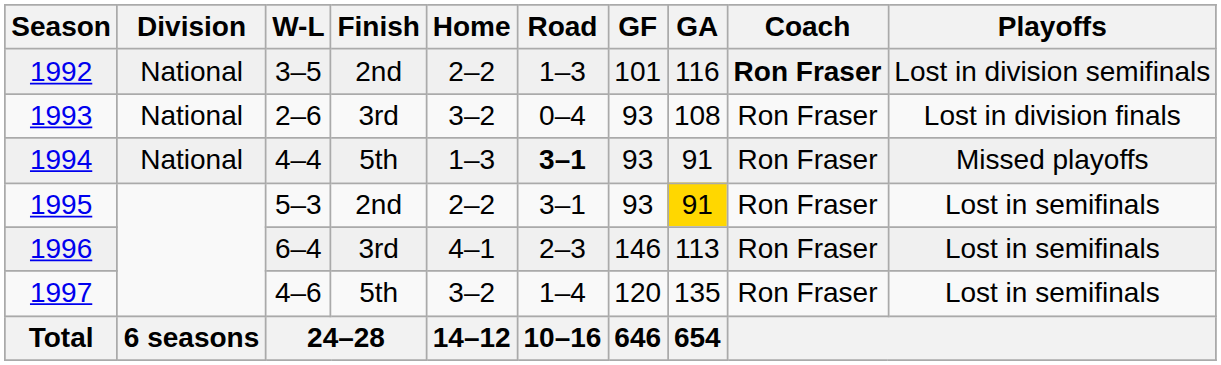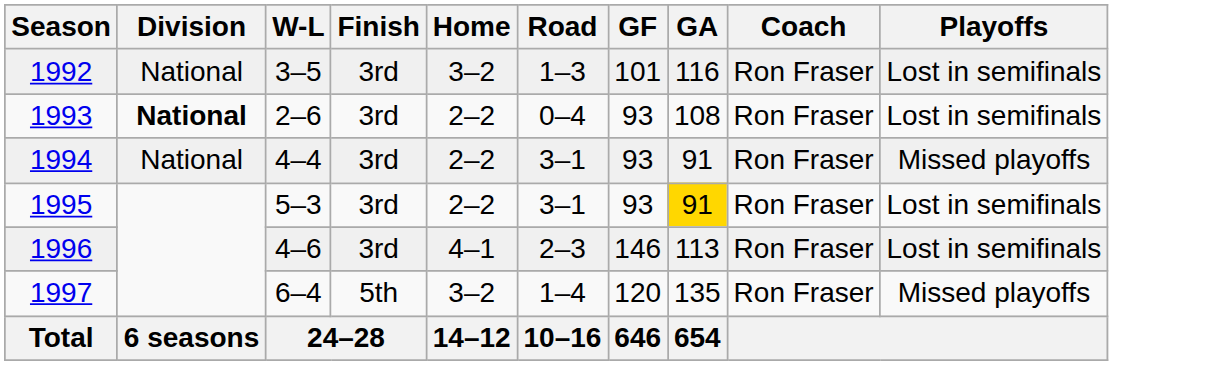(379, 71) 2nd -> (379, 71) 3rd
(472, 71) 2–2 -> (472, 71) 3–2
(807, 71) bold -> (804, 71) normal
(1052, 71) Lost in division semifinals -> (994, 71) Lost in semifinals
(192, 115) normal -> (192, 115) bold
(472, 115) 3–2 -> (472, 115) 2–2
(1052, 115) Lost in division finals -> (994, 115) Lost in semifinals
(379, 159) 5th -> (379, 159) 3rd
(472, 159) 1–3 -> (472, 159) 2–2
(562, 159) bold -> (562, 159) normal
(379, 204) 2nd -> (379, 204) 3rd
(298, 248) 6–4 -> (298, 248) 4–6
(298, 293) 4–6 -> (298, 293) 6–4
(1052, 293) Lost in semifinals -> (994, 293) Missed playoffs
